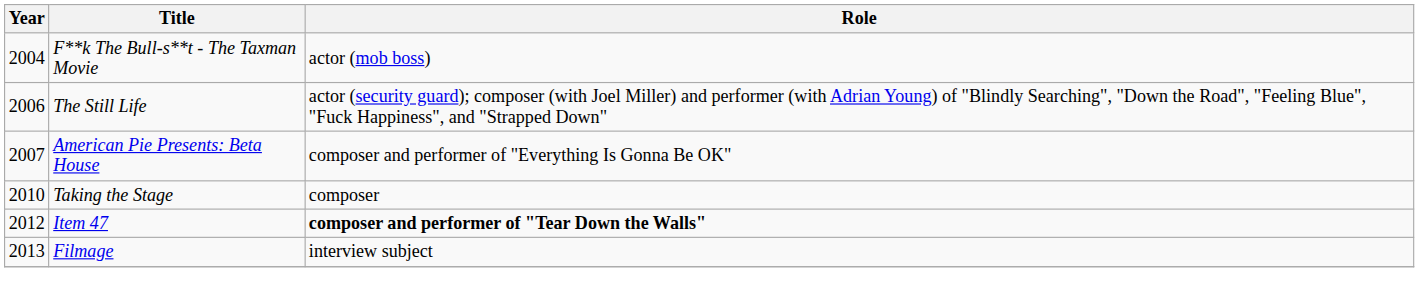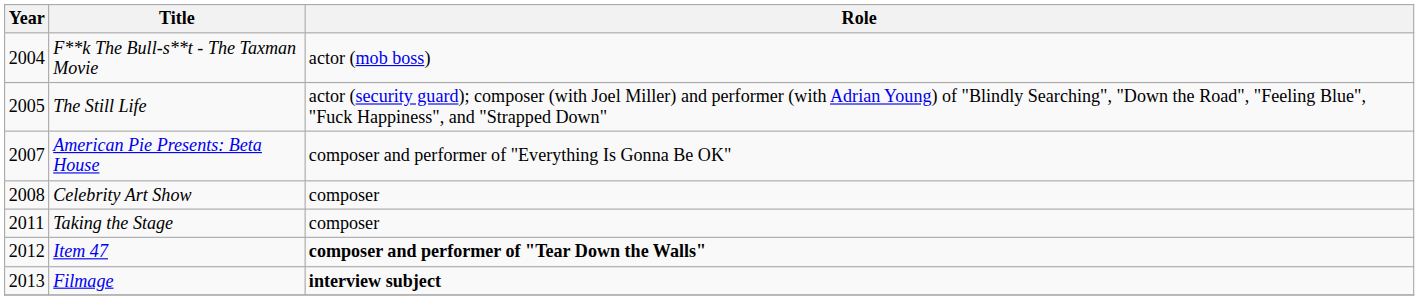(27, 106) 2006 -> (27, 106) 2005
+ row: (122, 194)
(27, 194) 2010 -> (26, 223) 2011
(371, 251) normal -> (375, 280) bold
